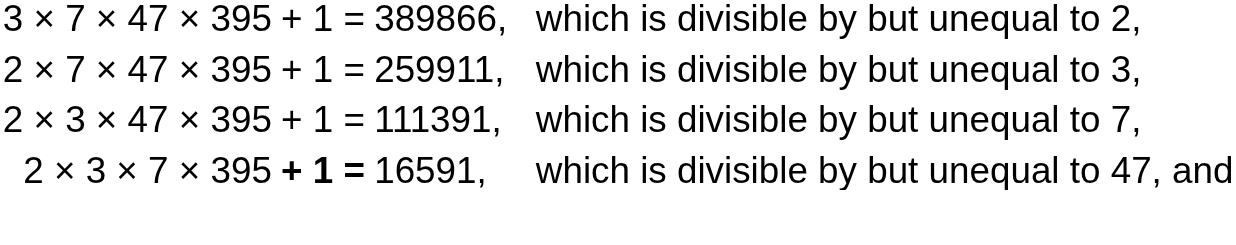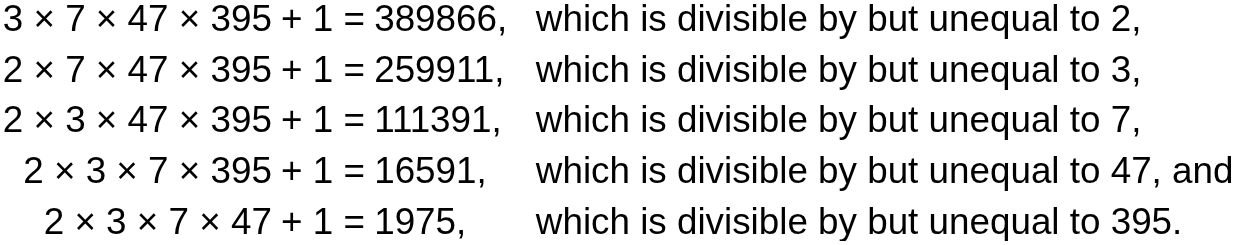(323, 170) bold -> (323, 170) normal
+ row: (158, 221)
